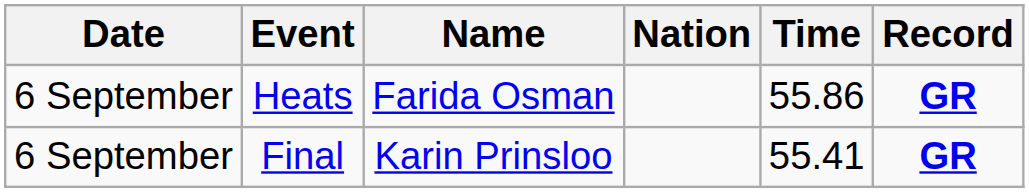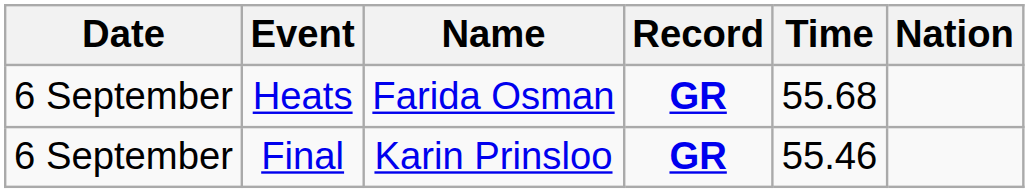columns swapped: (692, 34) <-> (948, 34)
(817, 95) 55.86 -> (830, 95) 55.68
(817, 156) 55.41 -> (830, 156) 55.46
